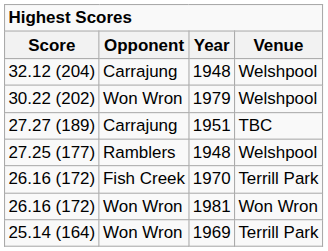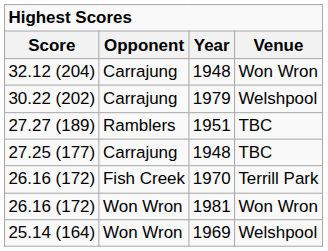(278, 71) Welshpool -> (278, 71) Won Wron
(143, 98) Won Wron -> (140, 98) Carrajung
(140, 125) Carrajung -> (139, 125) Ramblers
(139, 152) Ramblers -> (140, 152) Carrajung
(278, 152) Welshpool -> (255, 152) TBC
(278, 233) Terrill Park -> (278, 233) Welshpool
